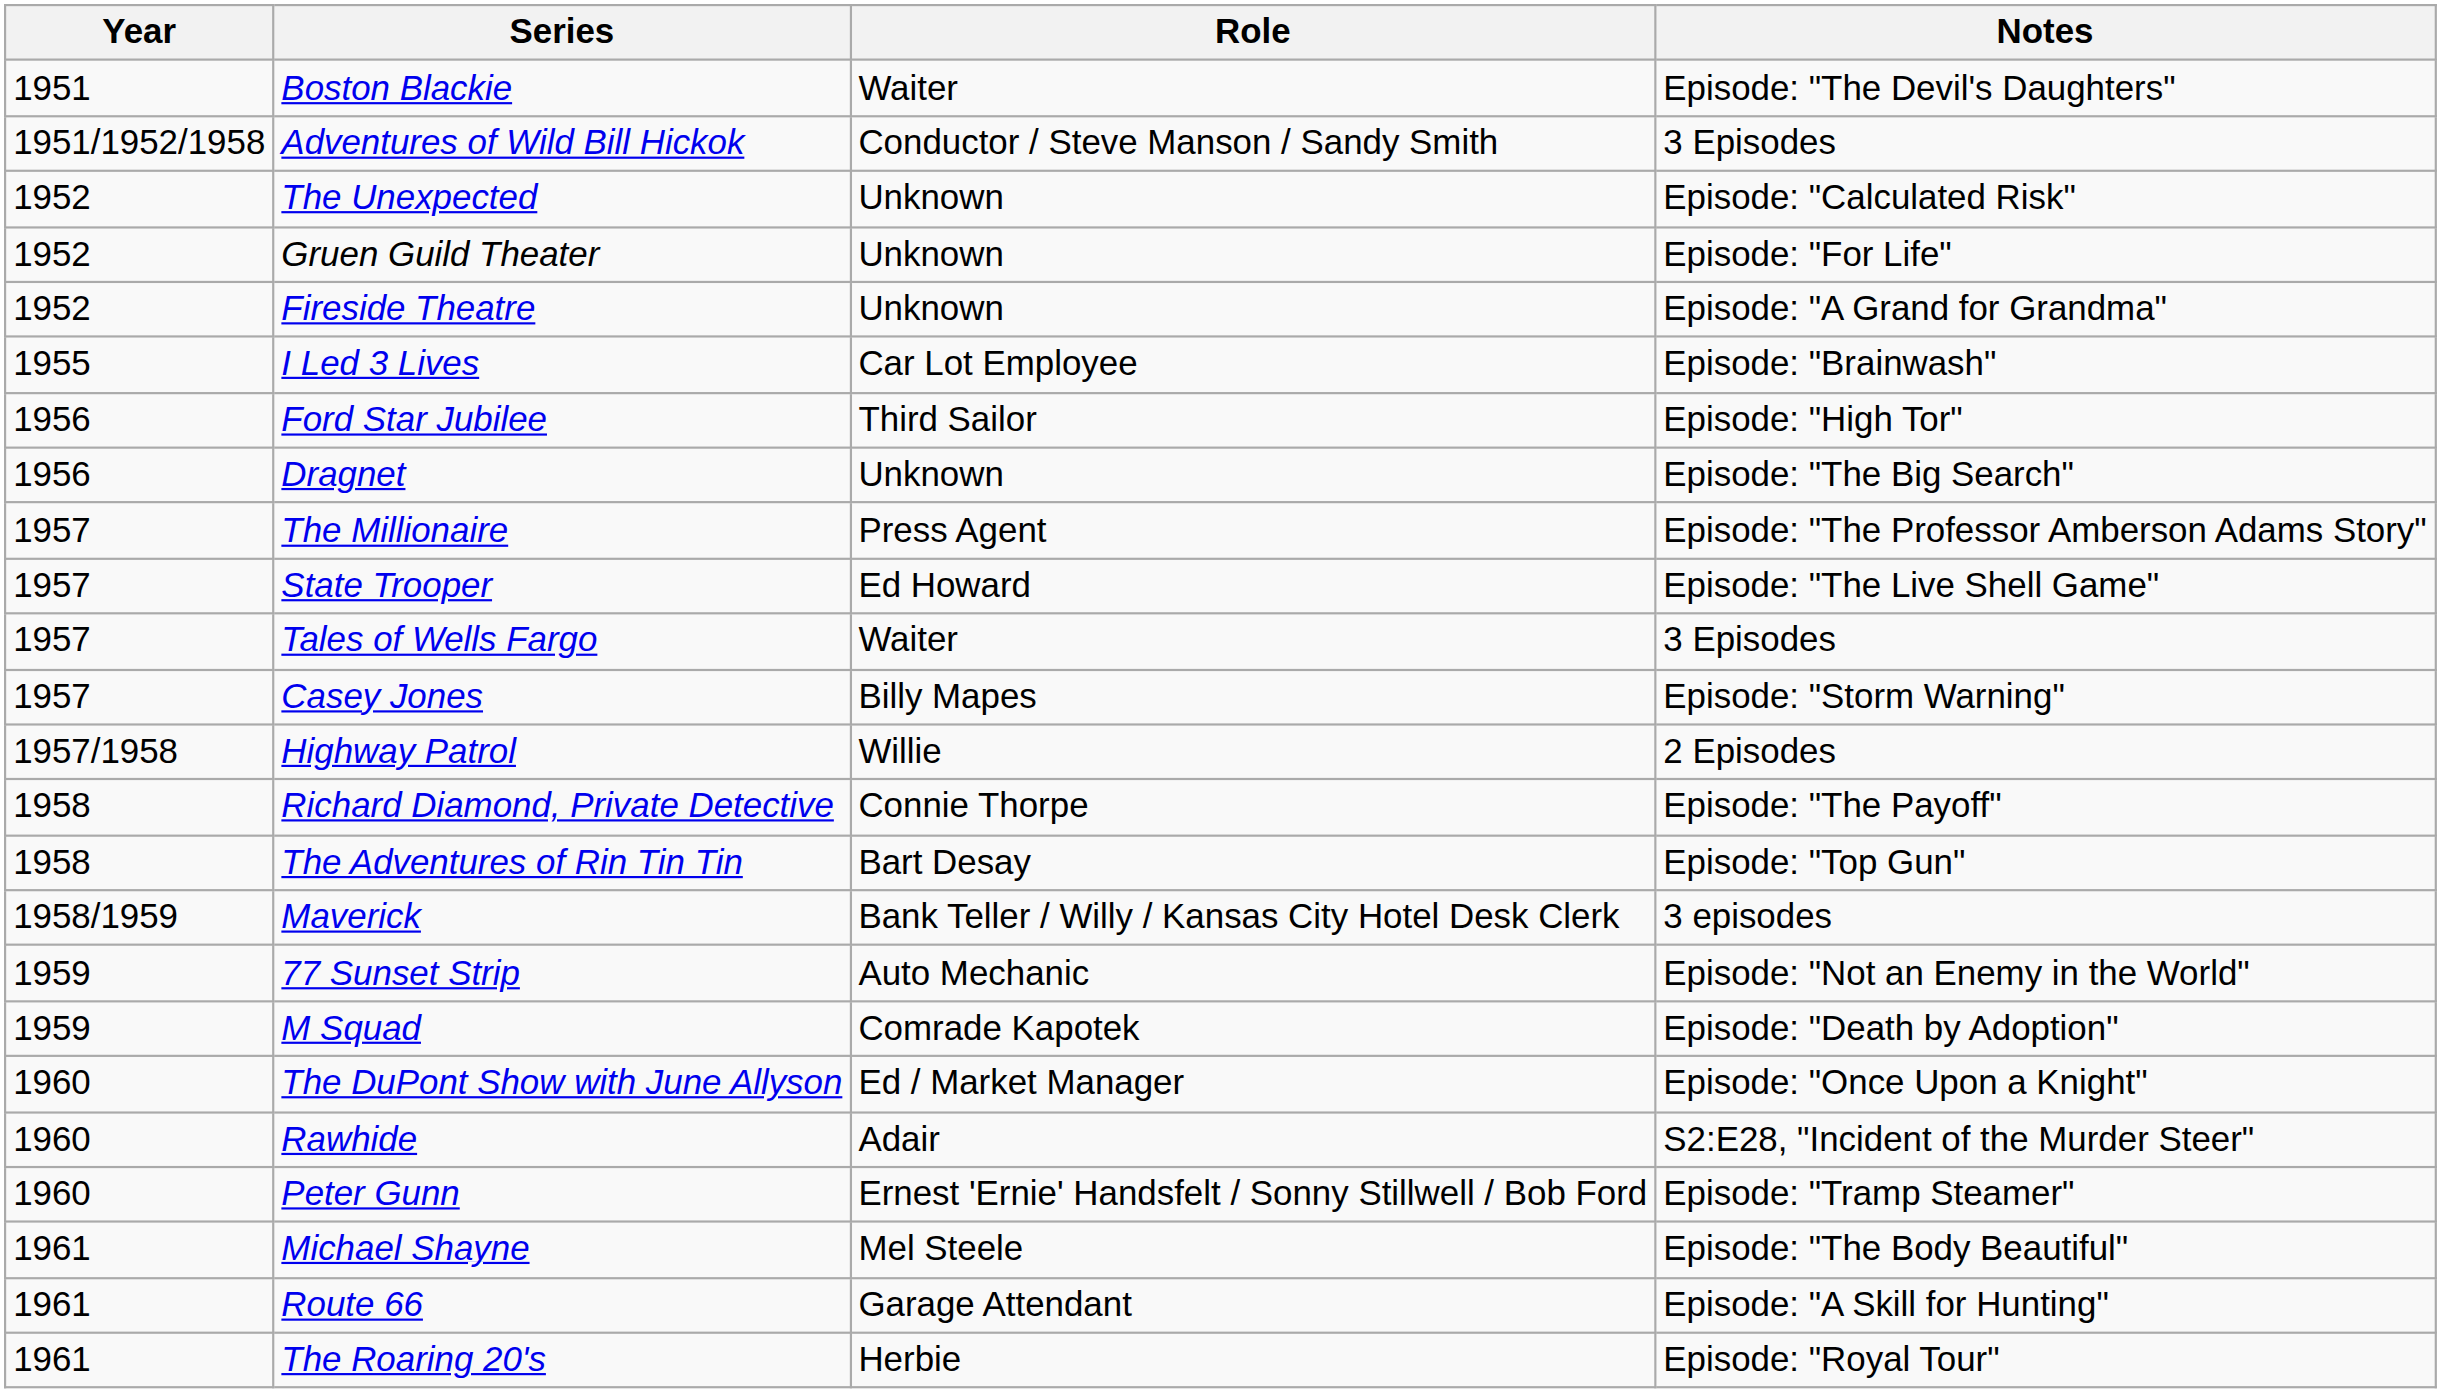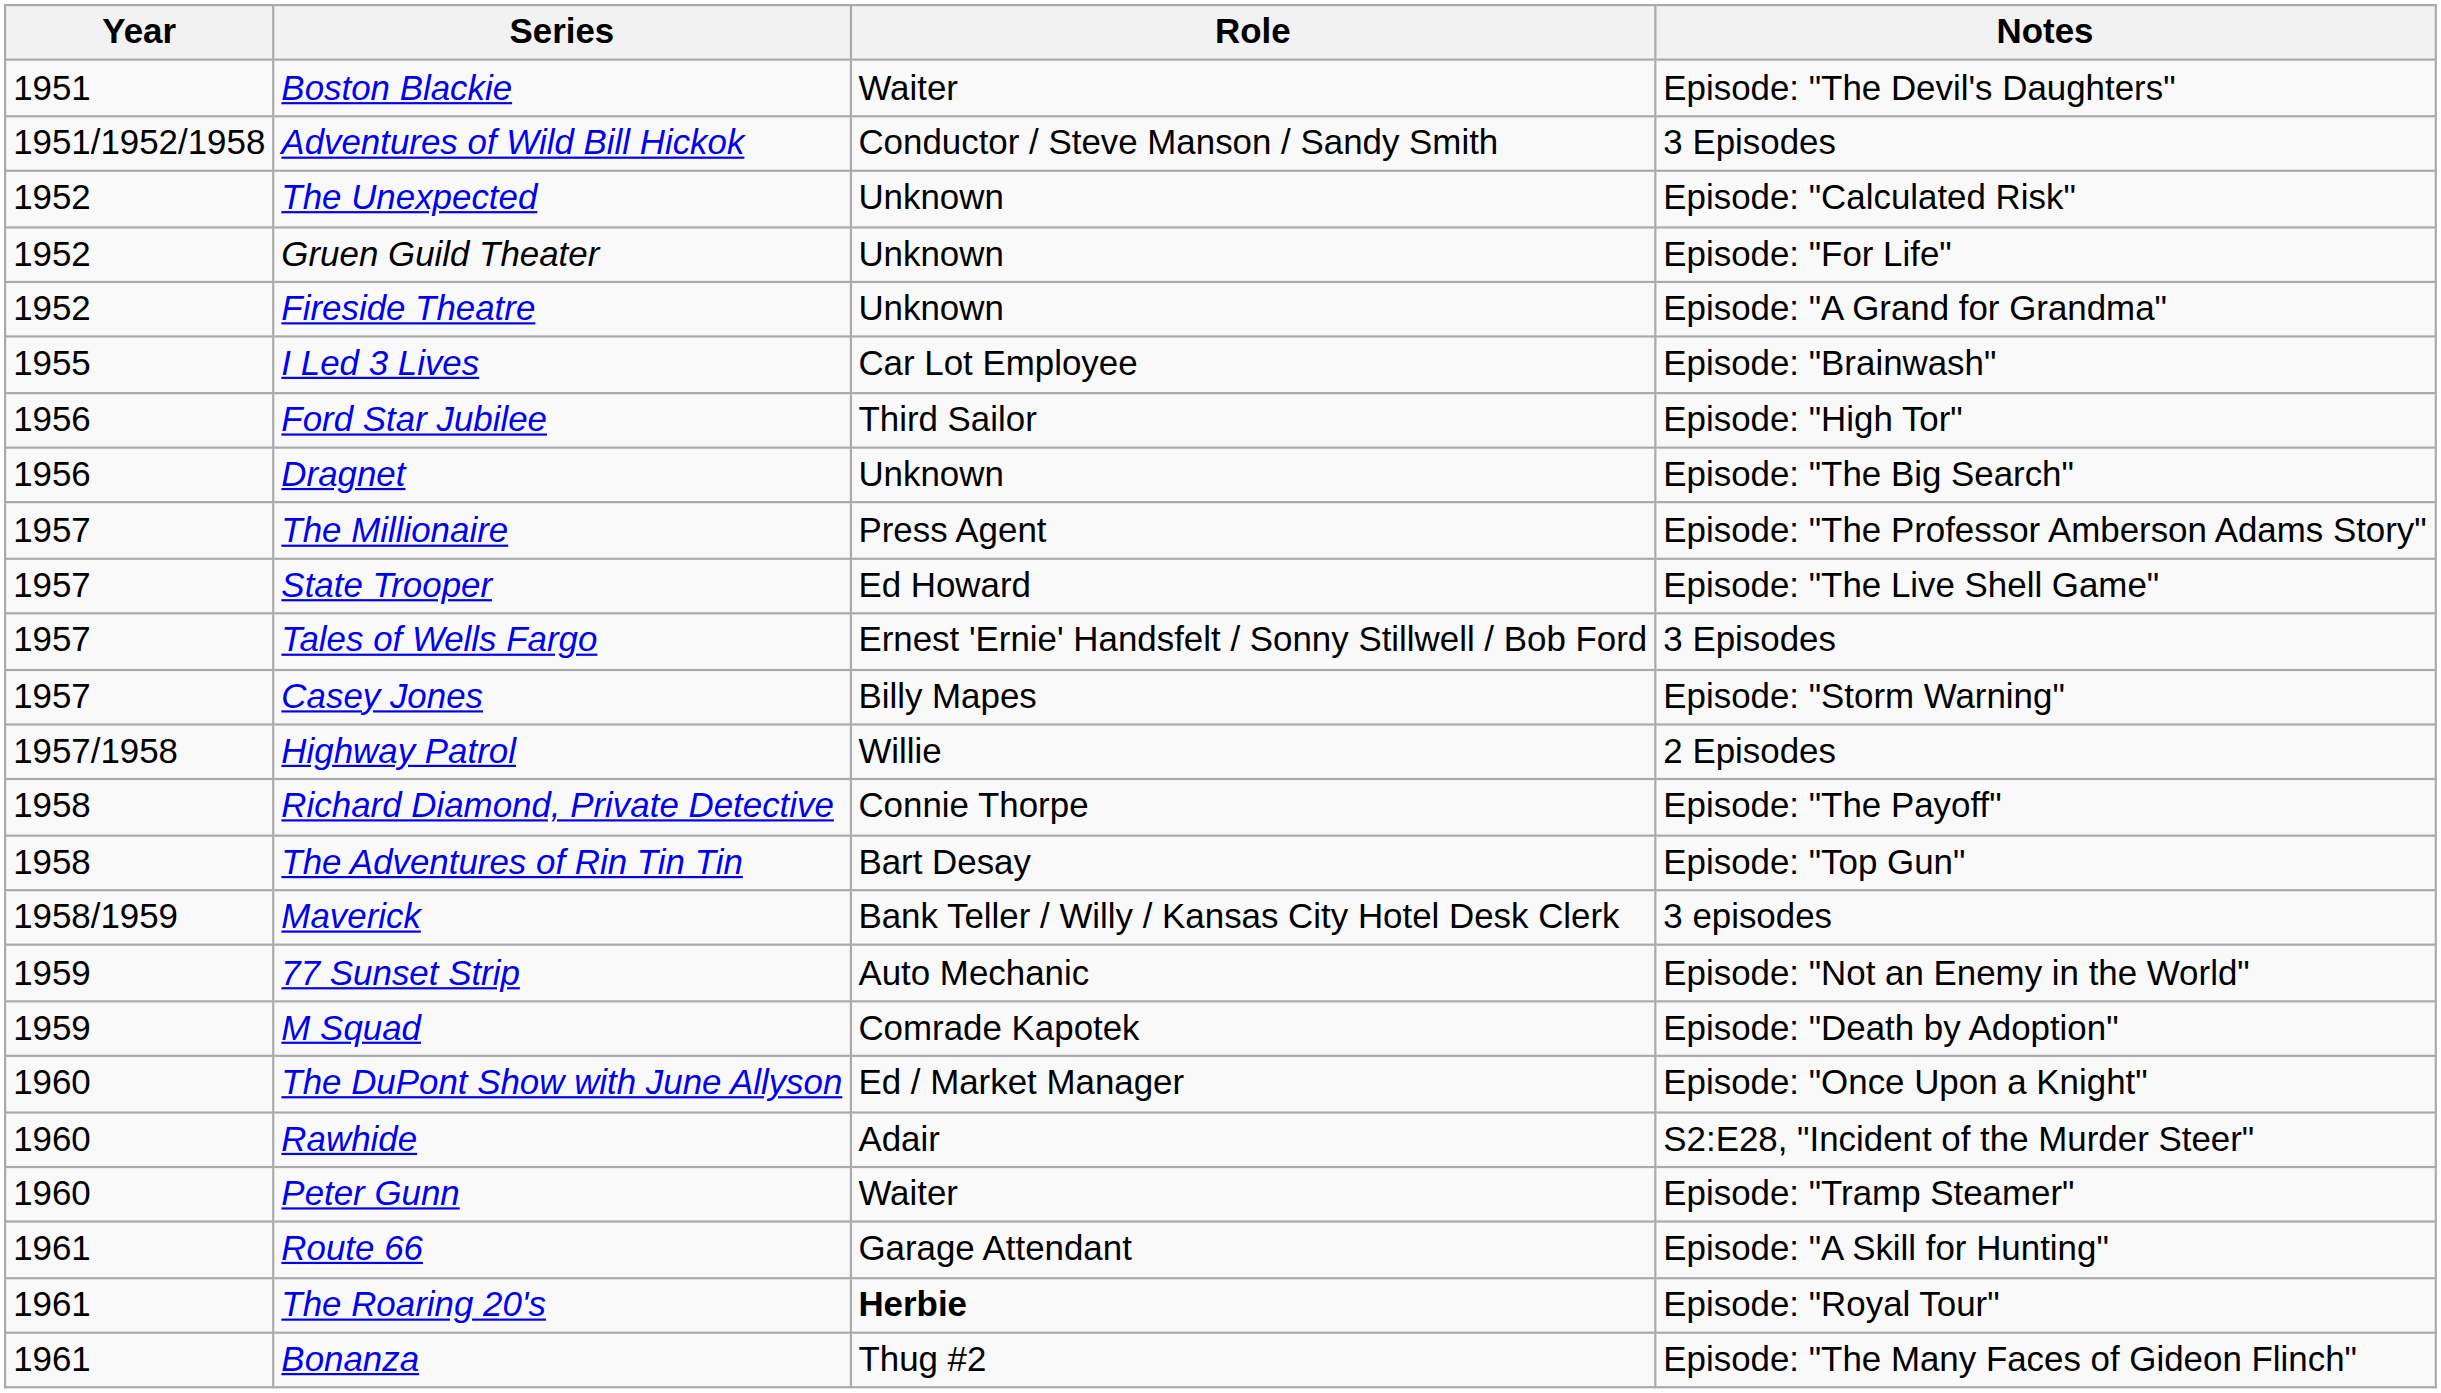(908, 640) Waiter -> (1253, 640) Ernest 'Ernie' Handsfelt / Sonny Stillwell / Bob Ford
(1253, 1193) Ernest 'Ernie' Handsfelt / Sonny Stillwell / Bob Ford -> (908, 1193) Waiter
- row: (405, 1249)
(910, 1359) normal -> (913, 1304) bold
+ row: (350, 1359)
